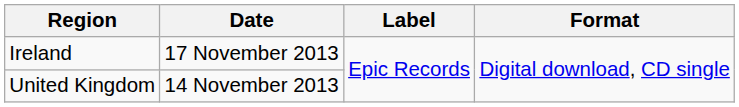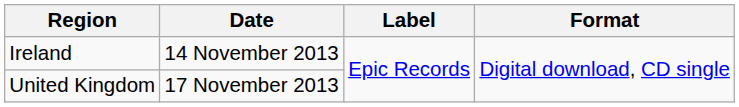(252, 53) 17 November 2013 -> (252, 53) 14 November 2013
(252, 85) 14 November 2013 -> (252, 85) 17 November 2013
